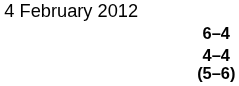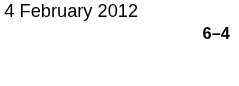- row: (216, 65)
